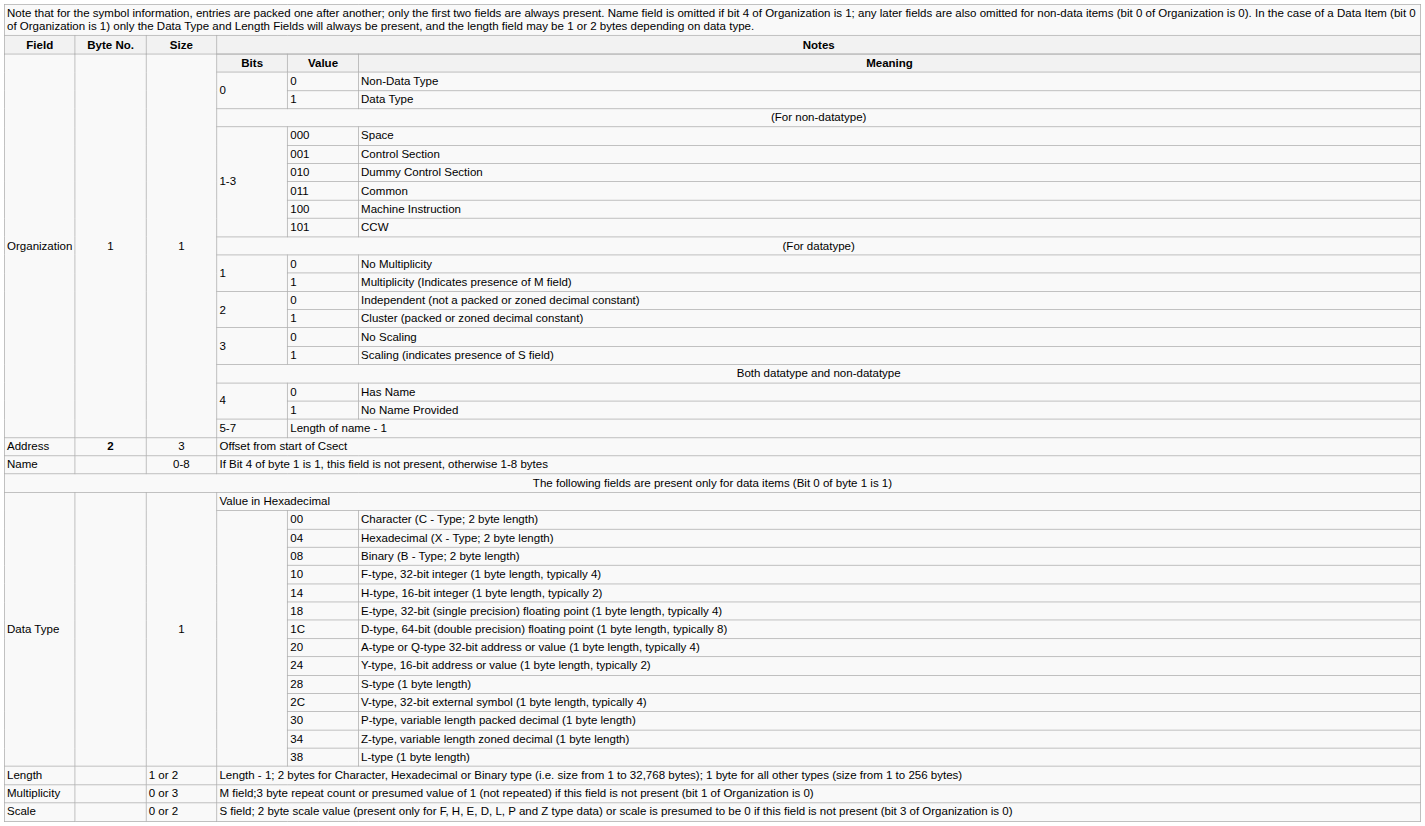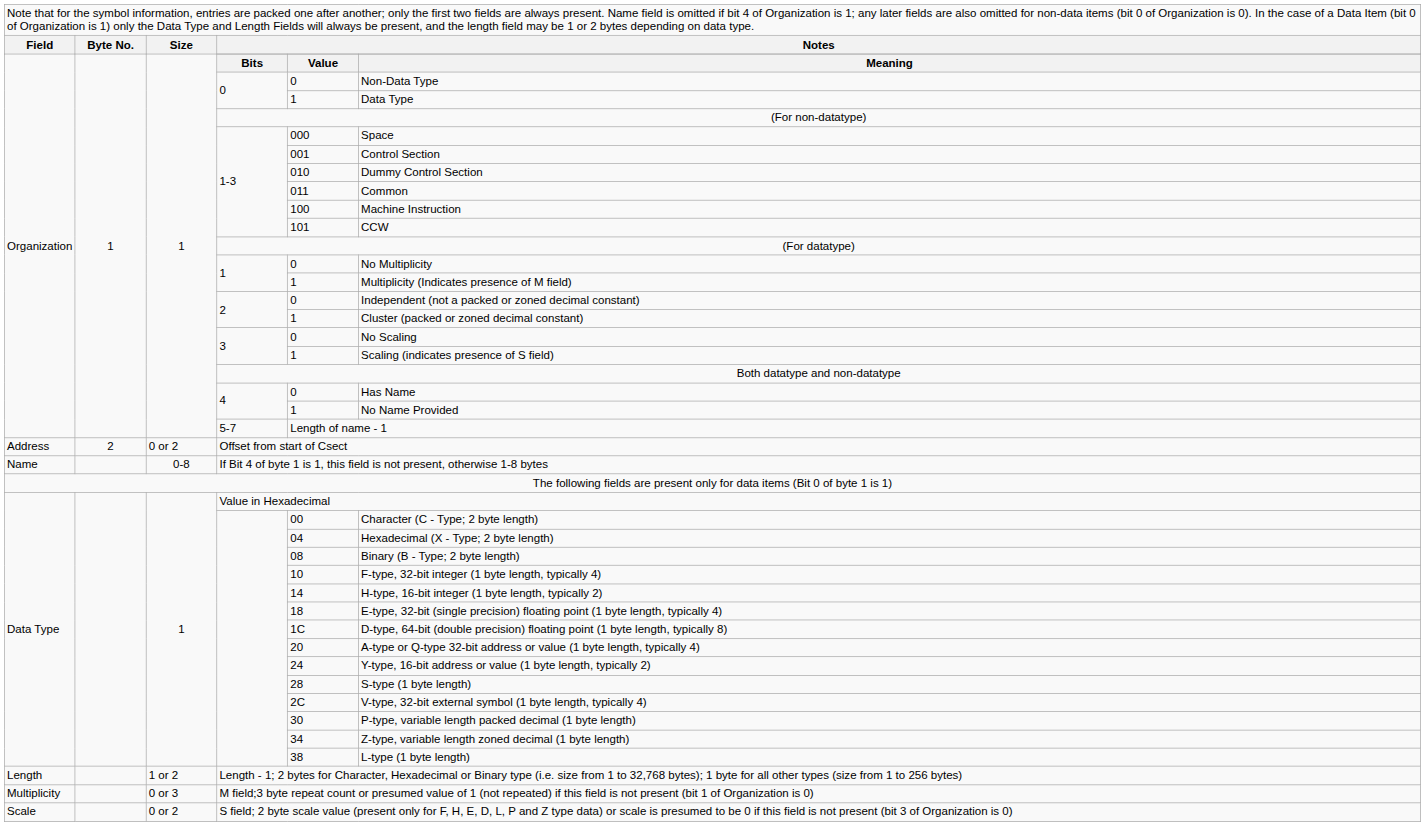(111, 446) bold -> (111, 446) normal
(181, 446) 3 -> (163, 446) 0 or 2
